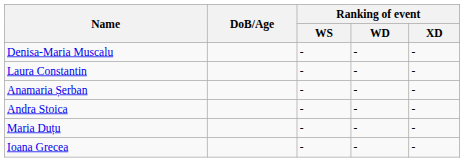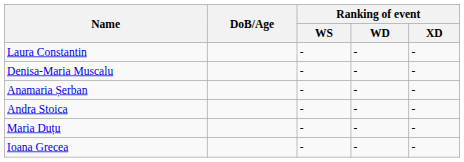rows swapped: (47, 71) <-> (60, 52)
